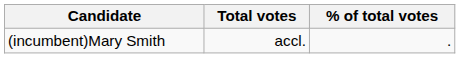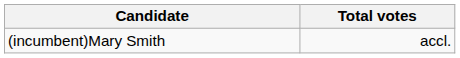- column: (382, 16)
